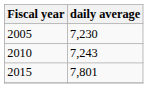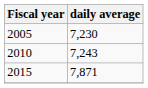(84, 72) 7,801 -> (84, 72) 7,871
